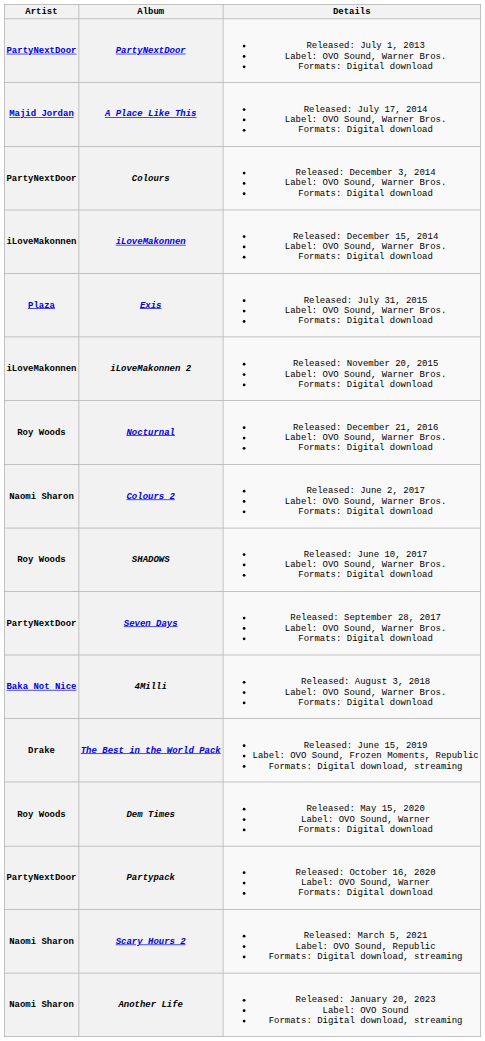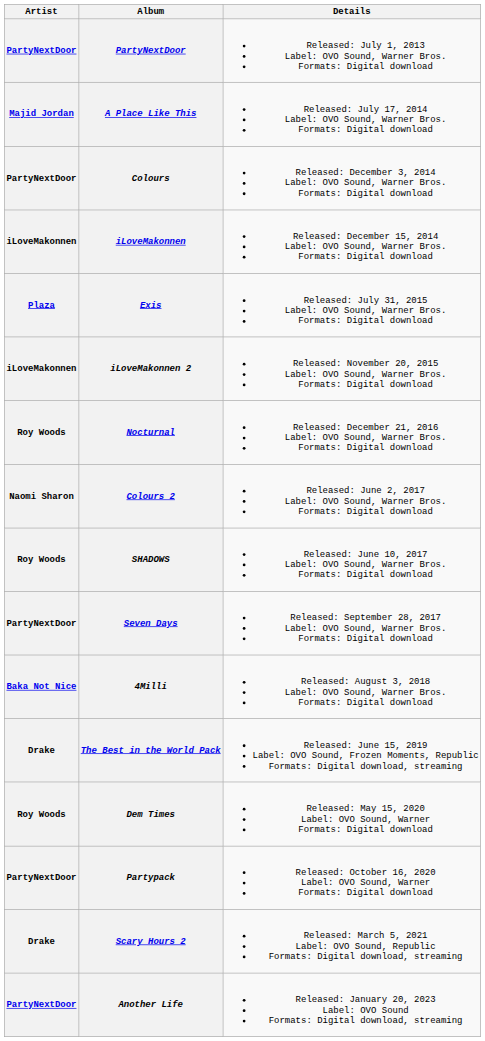(41, 941) Naomi Sharon -> (41, 941) Drake
(41, 1005) Naomi Sharon -> (41, 1005) PartyNextDoor
